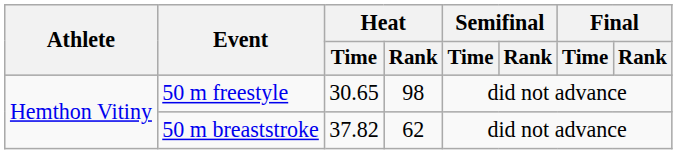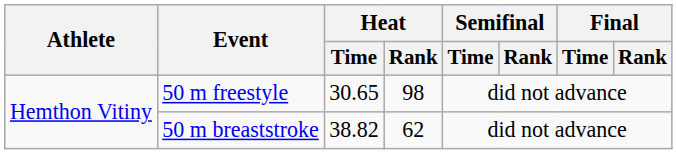(354, 130) 37.82 -> (354, 130) 38.82
